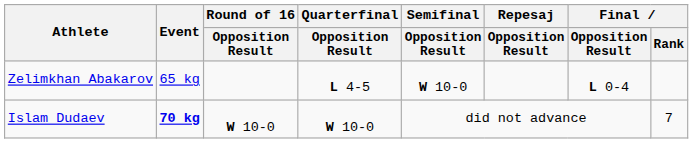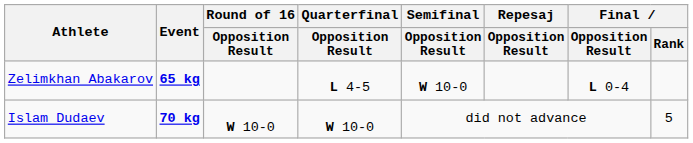(180, 80) normal -> (180, 80) bold
(669, 119) 7 -> (669, 119) 5
